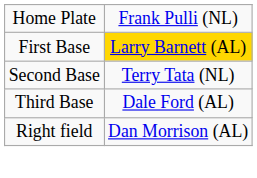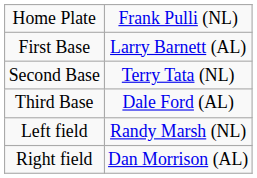(178, 46) gold background -> (178, 46) no background
+ row: (54, 131)
